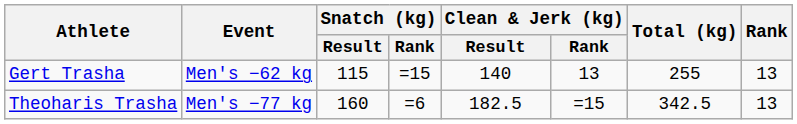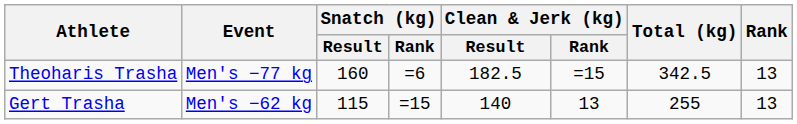rows swapped: (67, 75) <-> (93, 104)
